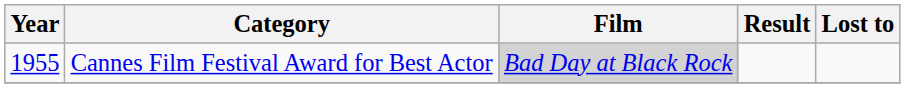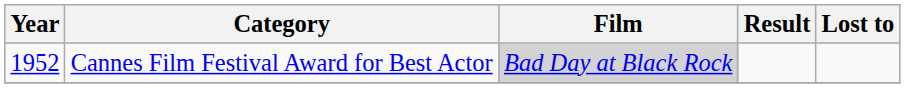(35, 62) 1955 -> (35, 62) 1952
